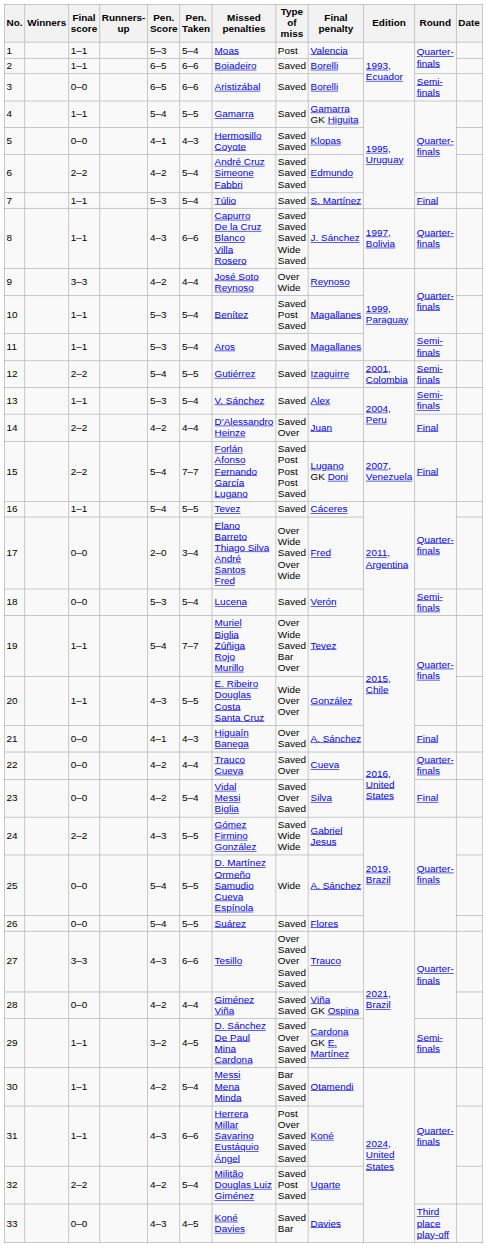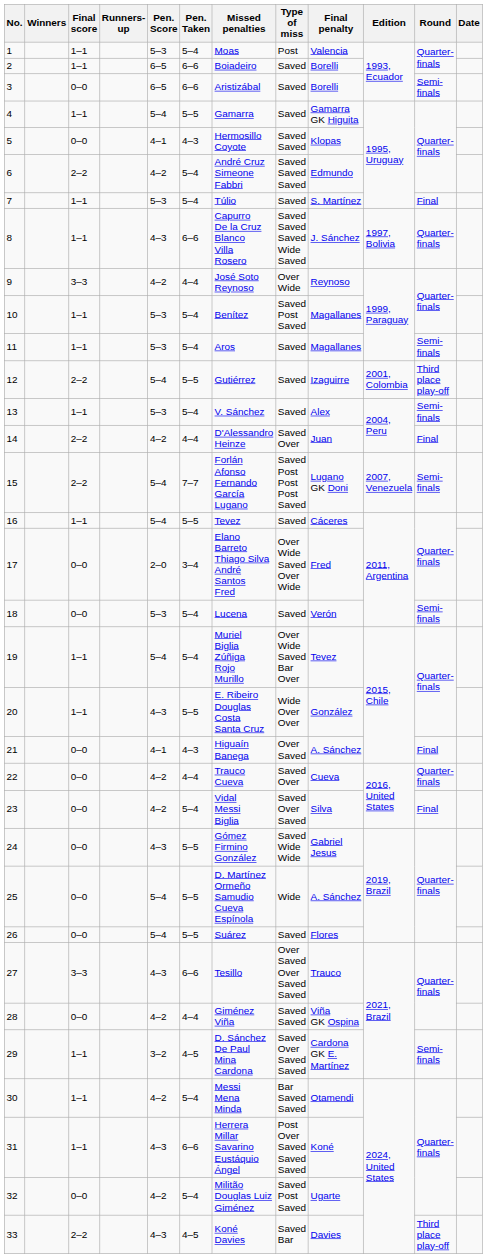(430, 374) Semi-finals -> (433, 379) Third place play-off
(428, 471) Final -> (430, 482) Semi-finals
(190, 646) 7–7 -> (190, 657) 5–4
(79, 836) 2–2 -> (79, 847) 0–0
(79, 1185) 2–2 -> (79, 1196) 0–0
(79, 1223) 0–0 -> (79, 1234) 2–2
